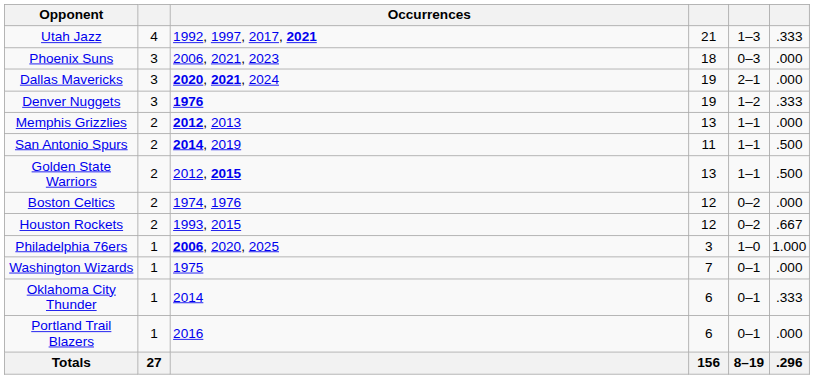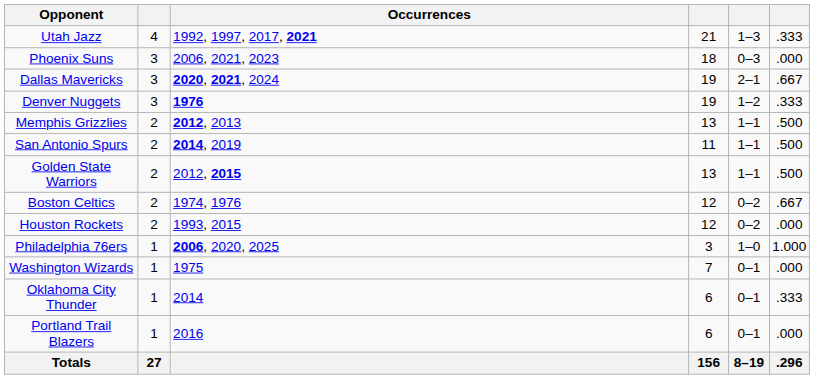(789, 79) .000 -> (789, 79) .667
(789, 123) .000 -> (789, 123) .500
(789, 203) .000 -> (789, 203) .667
(789, 224) .667 -> (789, 224) .000
